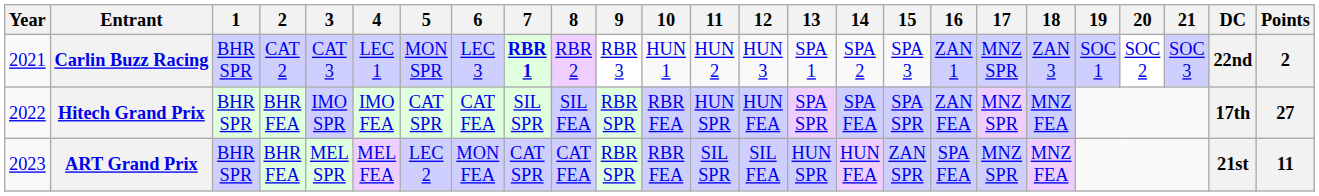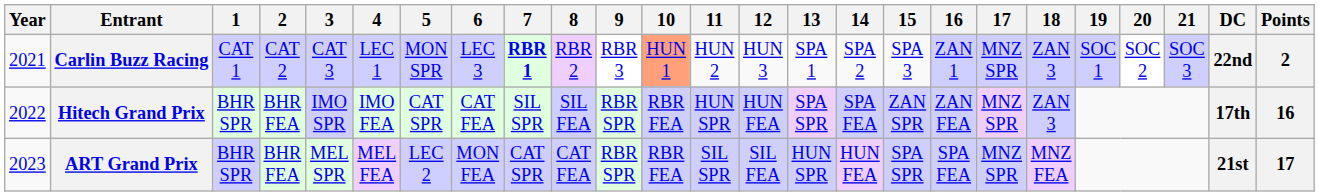(236, 60) BHR SPR -> (236, 60) CAT 1
(666, 60) no background -> (666, 60) lightsalmon background
(907, 112) SPA SPR -> (907, 112) ZAN SPR
(1051, 112) MNZ FEA -> (1051, 112) ZAN 3
(1285, 112) 27 -> (1285, 112) 16
(907, 164) ZAN SPR -> (907, 164) SPA SPR
(1285, 164) 11 -> (1285, 164) 17
